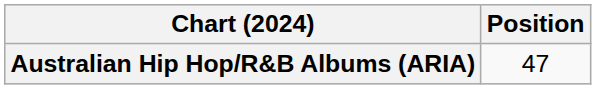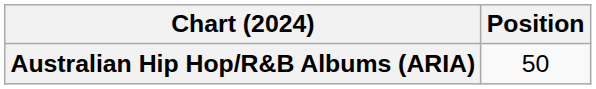(536, 63) 47 -> (536, 63) 50
